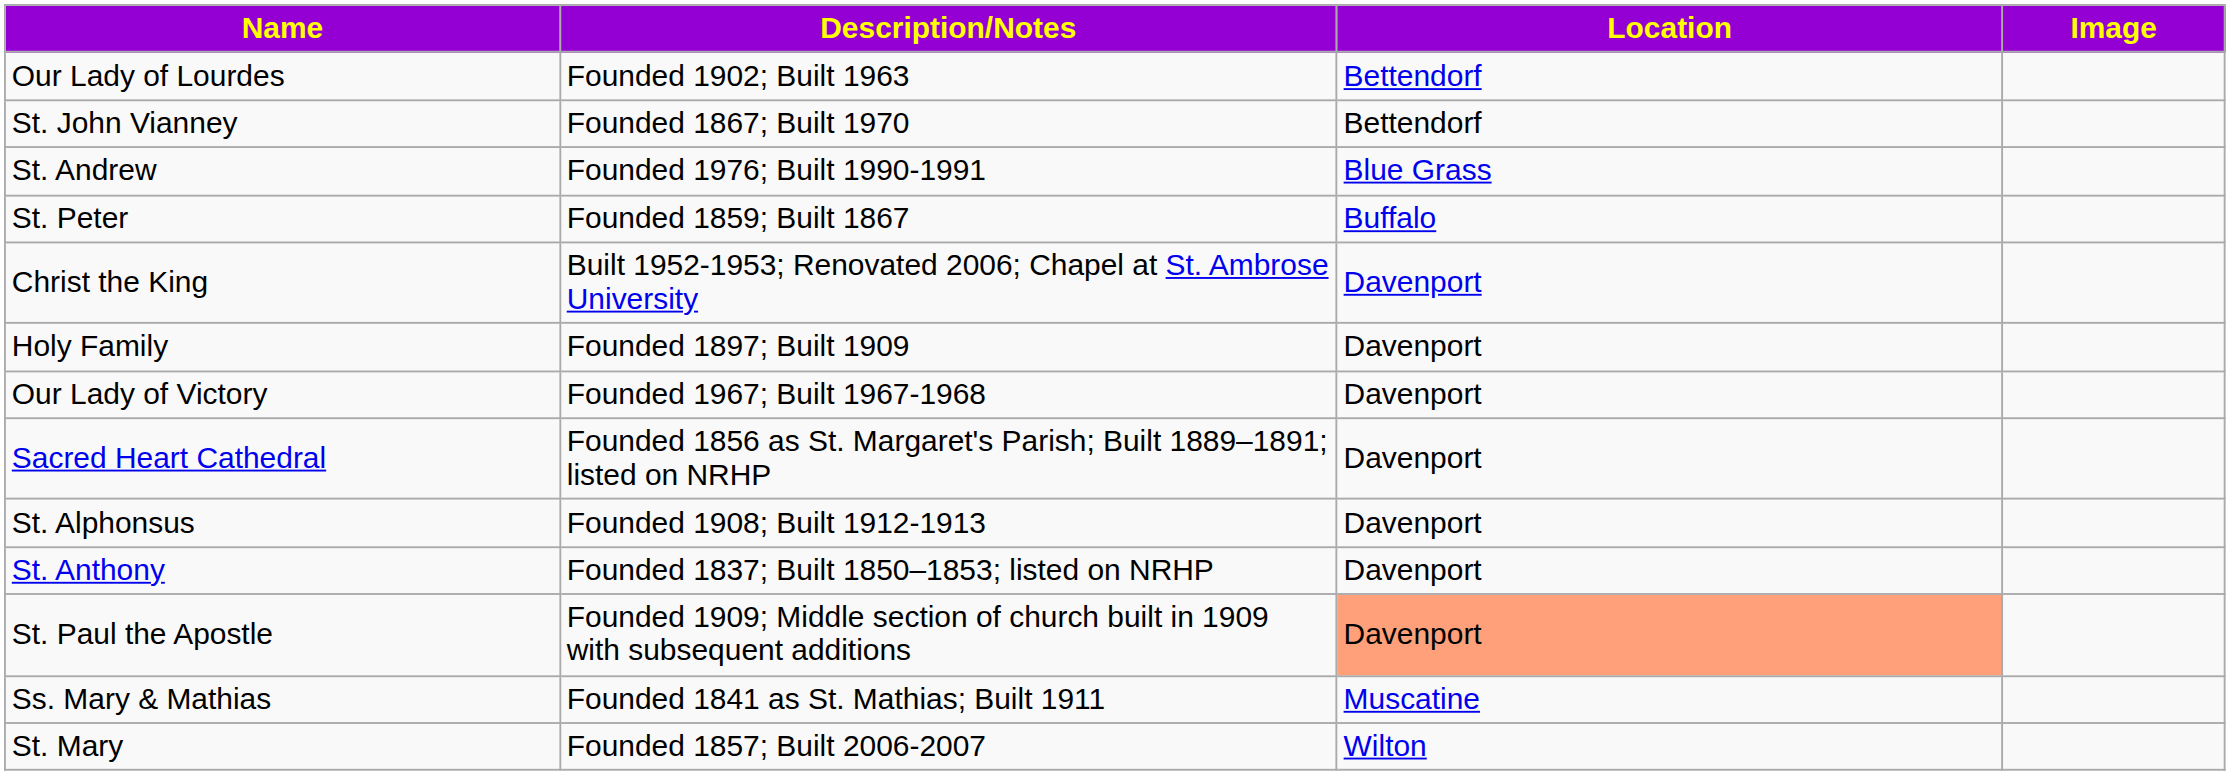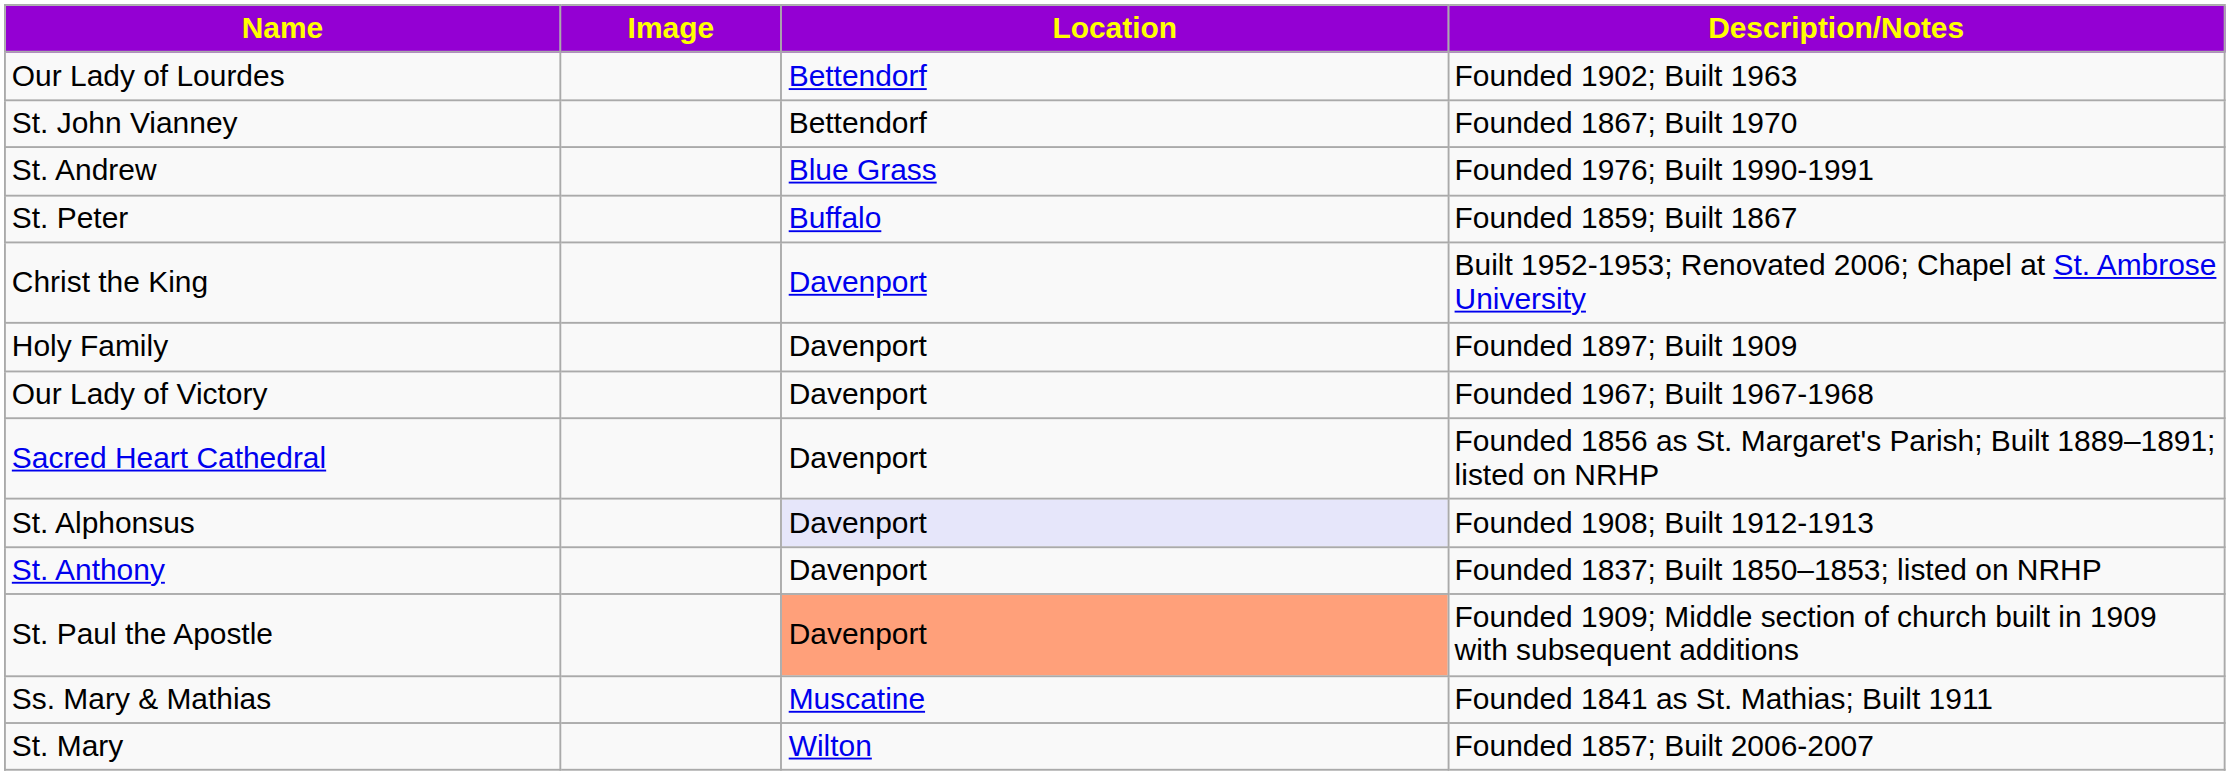columns swapped: (2114, 28) <-> (948, 28)
(1413, 522) no background -> (858, 522) lavender background
